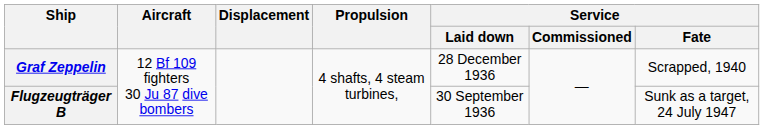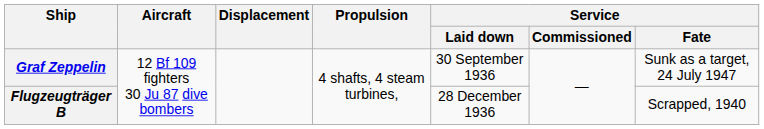(480, 67) 28 December 1936 -> (480, 67) 30 September 1936
(697, 67) Scrapped, 1940 -> (697, 67) Sunk as a target, 24 July 1947
(480, 105) 30 September 1936 -> (480, 105) 28 December 1936
(697, 105) Sunk as a target, 24 July 1947 -> (697, 105) Scrapped, 1940
